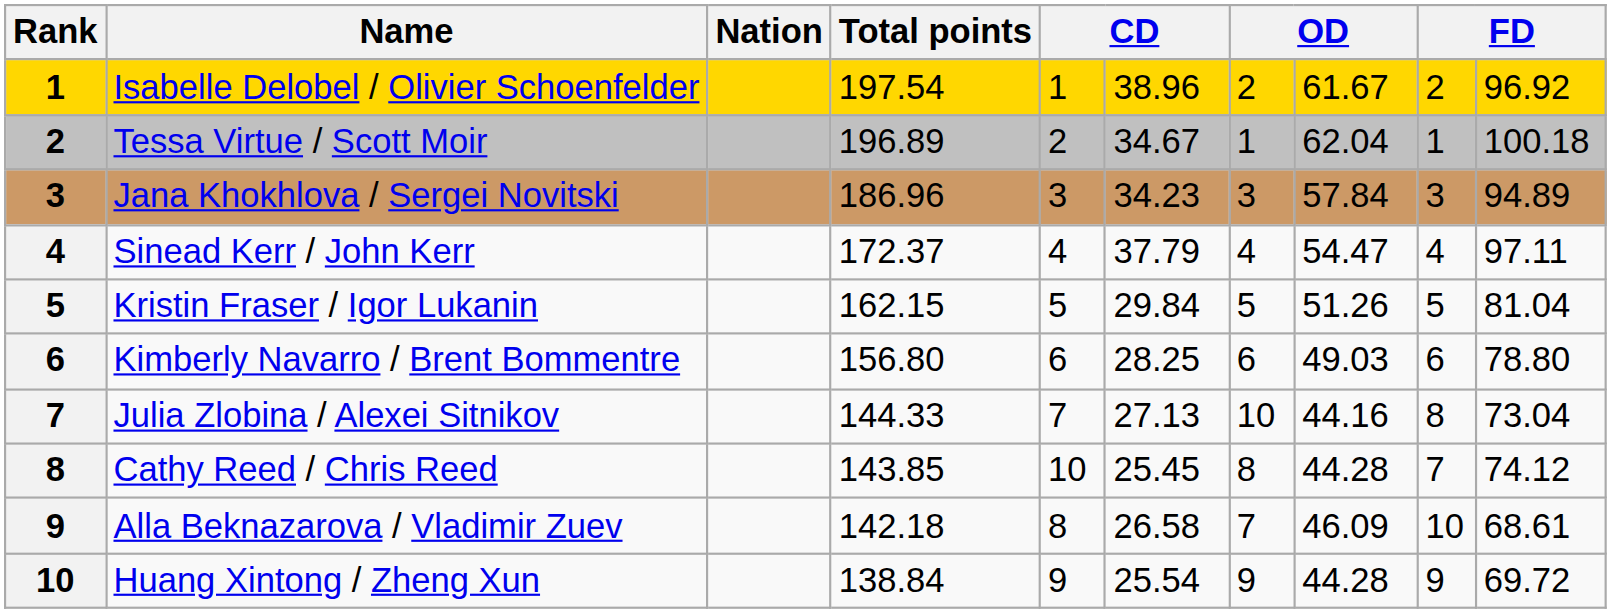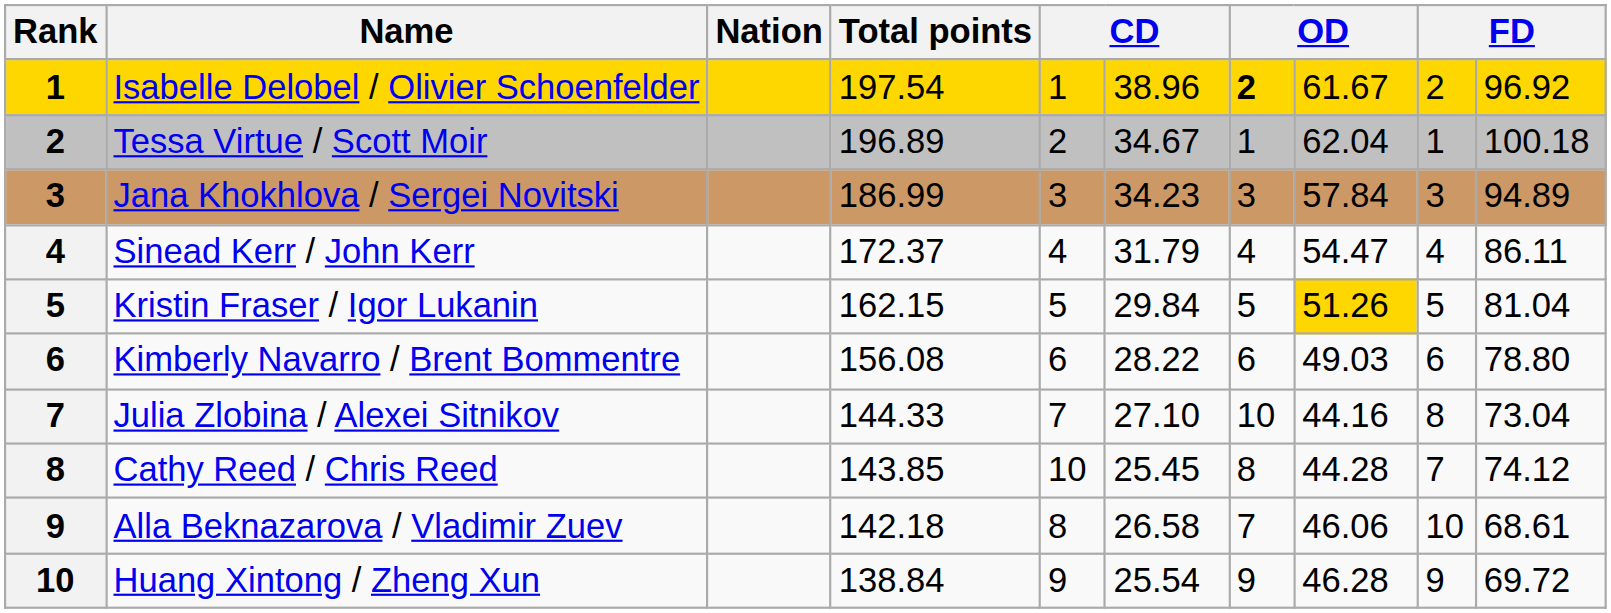(1246, 86) normal -> (1246, 86) bold
(892, 196) 186.96 -> (892, 196) 186.99
(1157, 251) 37.79 -> (1157, 251) 31.79
(1526, 251) 97.11 -> (1526, 251) 86.11
(1345, 305) no background -> (1345, 305) gold background
(892, 360) 156.80 -> (892, 360) 156.08
(1157, 360) 28.25 -> (1157, 360) 28.22
(1157, 415) 27.13 -> (1157, 415) 27.10
(1345, 525) 46.09 -> (1345, 525) 46.06
(1345, 580) 44.28 -> (1345, 580) 46.28
